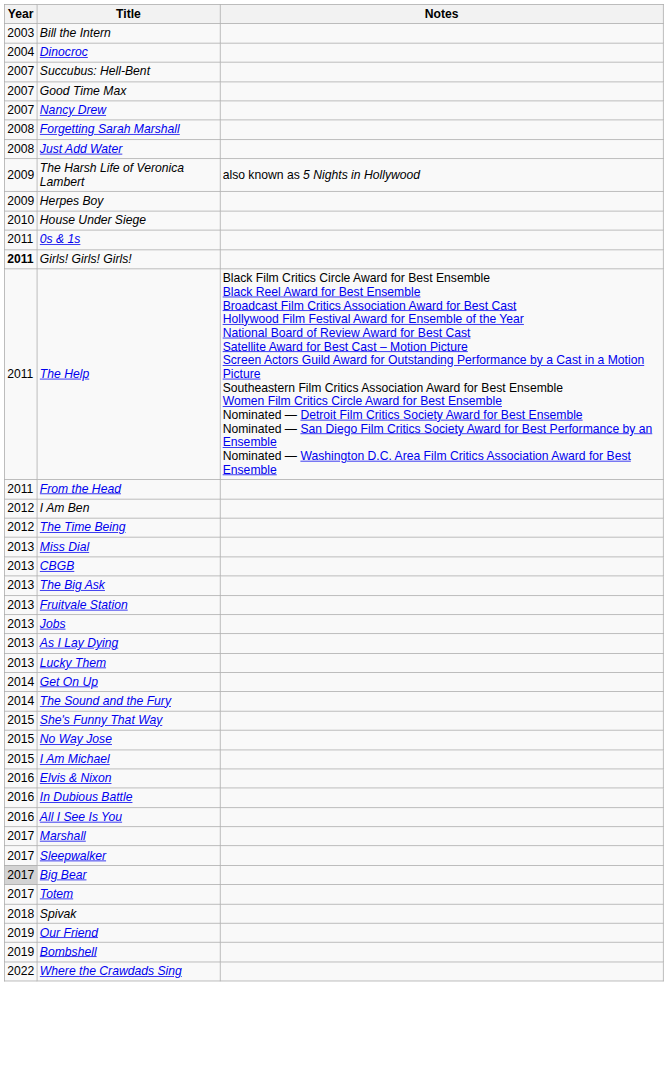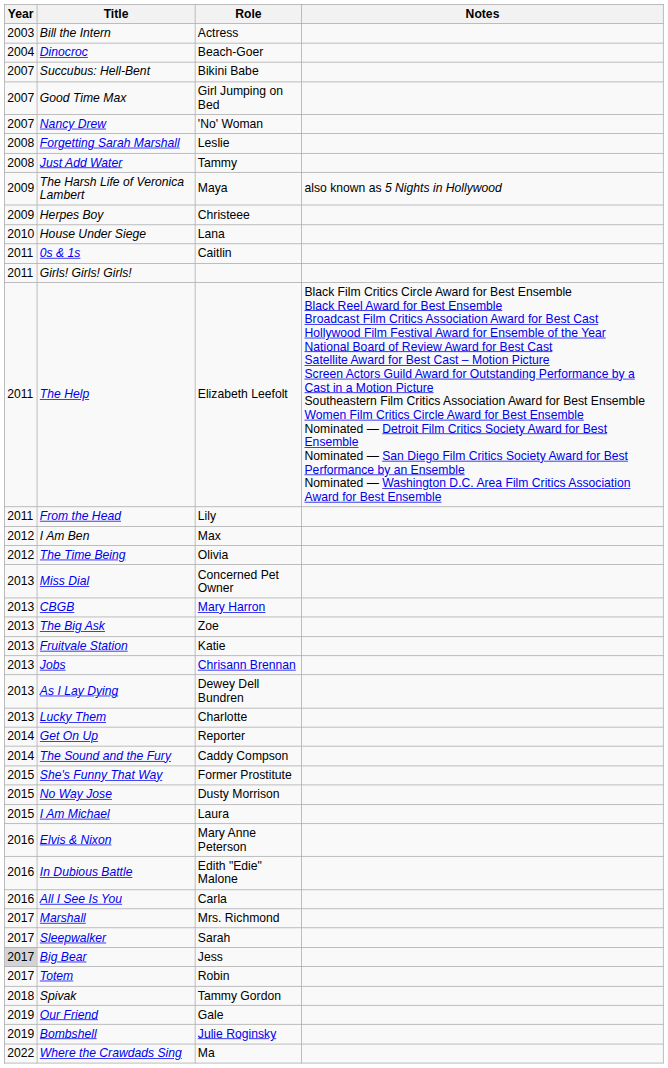+ column: (248, 14)
(20, 259) bold -> (20, 272) normal
